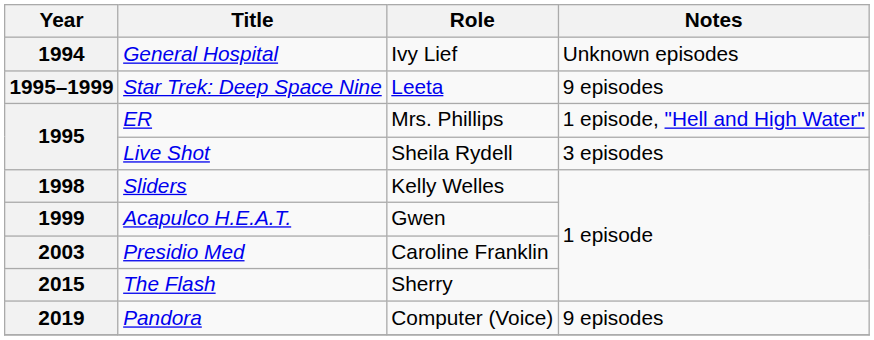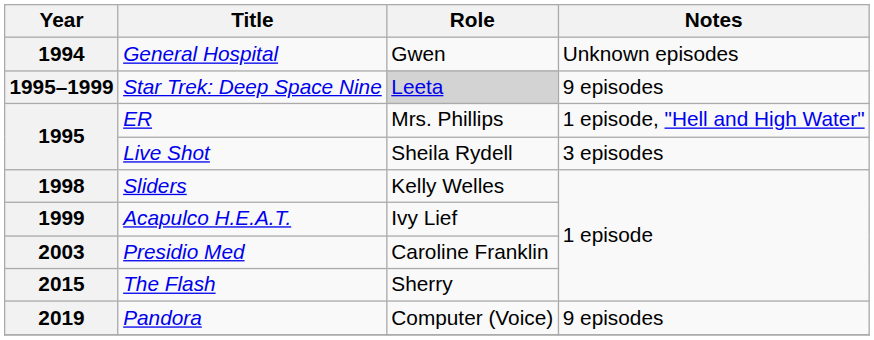(424, 53) Ivy Lief -> (418, 53) Gwen
(417, 86) no background -> (417, 86) lightgrey background
(418, 218) Gwen -> (424, 218) Ivy Lief
